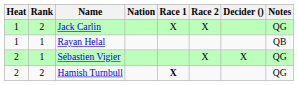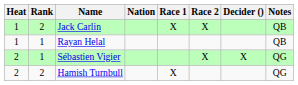(280, 27) QG -> (280, 27) QB
(173, 73) bold -> (173, 73) normal
